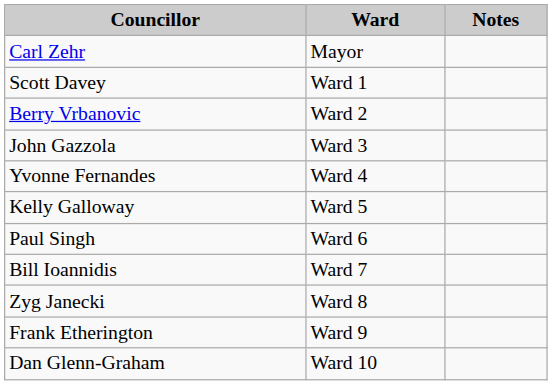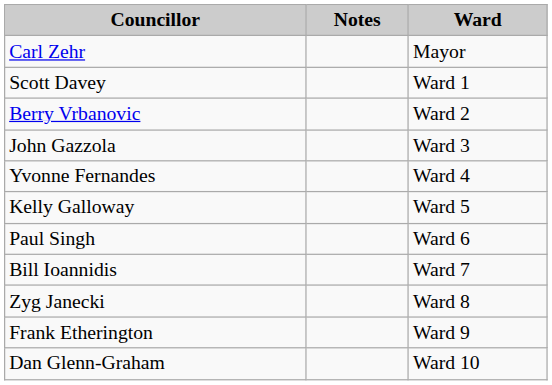columns swapped: (375, 20) <-> (496, 20)
